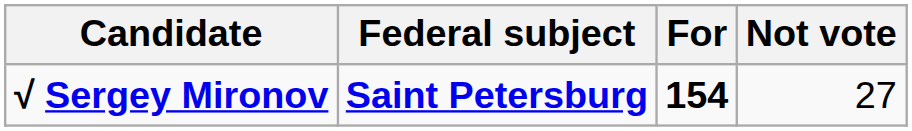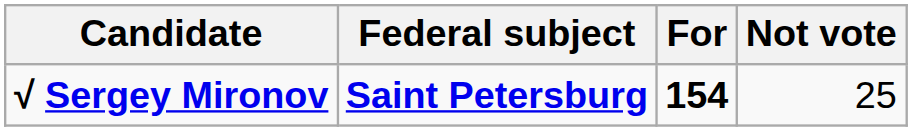(876, 94) 27 -> (876, 94) 25
